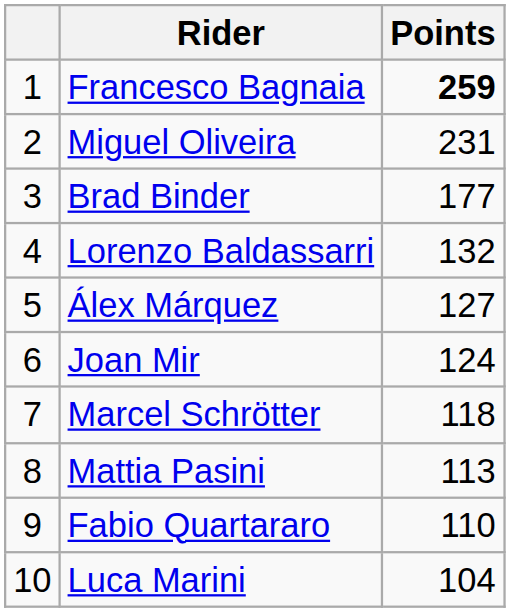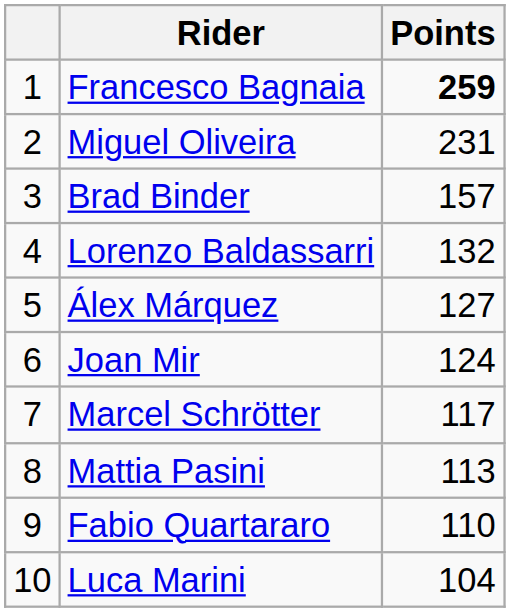(467, 196) 177 -> (467, 196) 157
(468, 415) 118 -> (468, 415) 117
